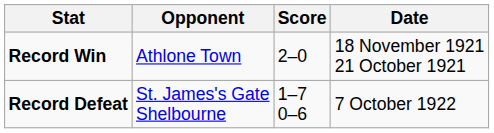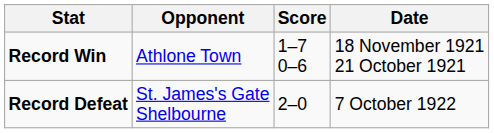(292, 56) 2–0 -> (292, 56) 1–7 0–6
(292, 103) 1–7 0–6 -> (292, 103) 2–0
